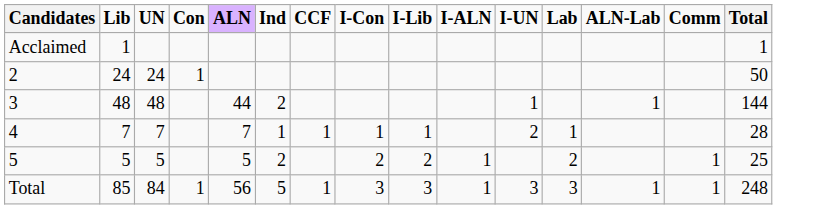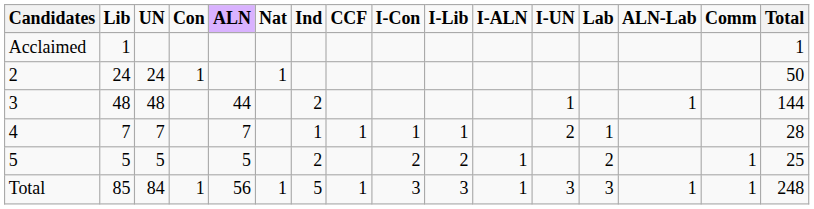+ column: (273, 18)
